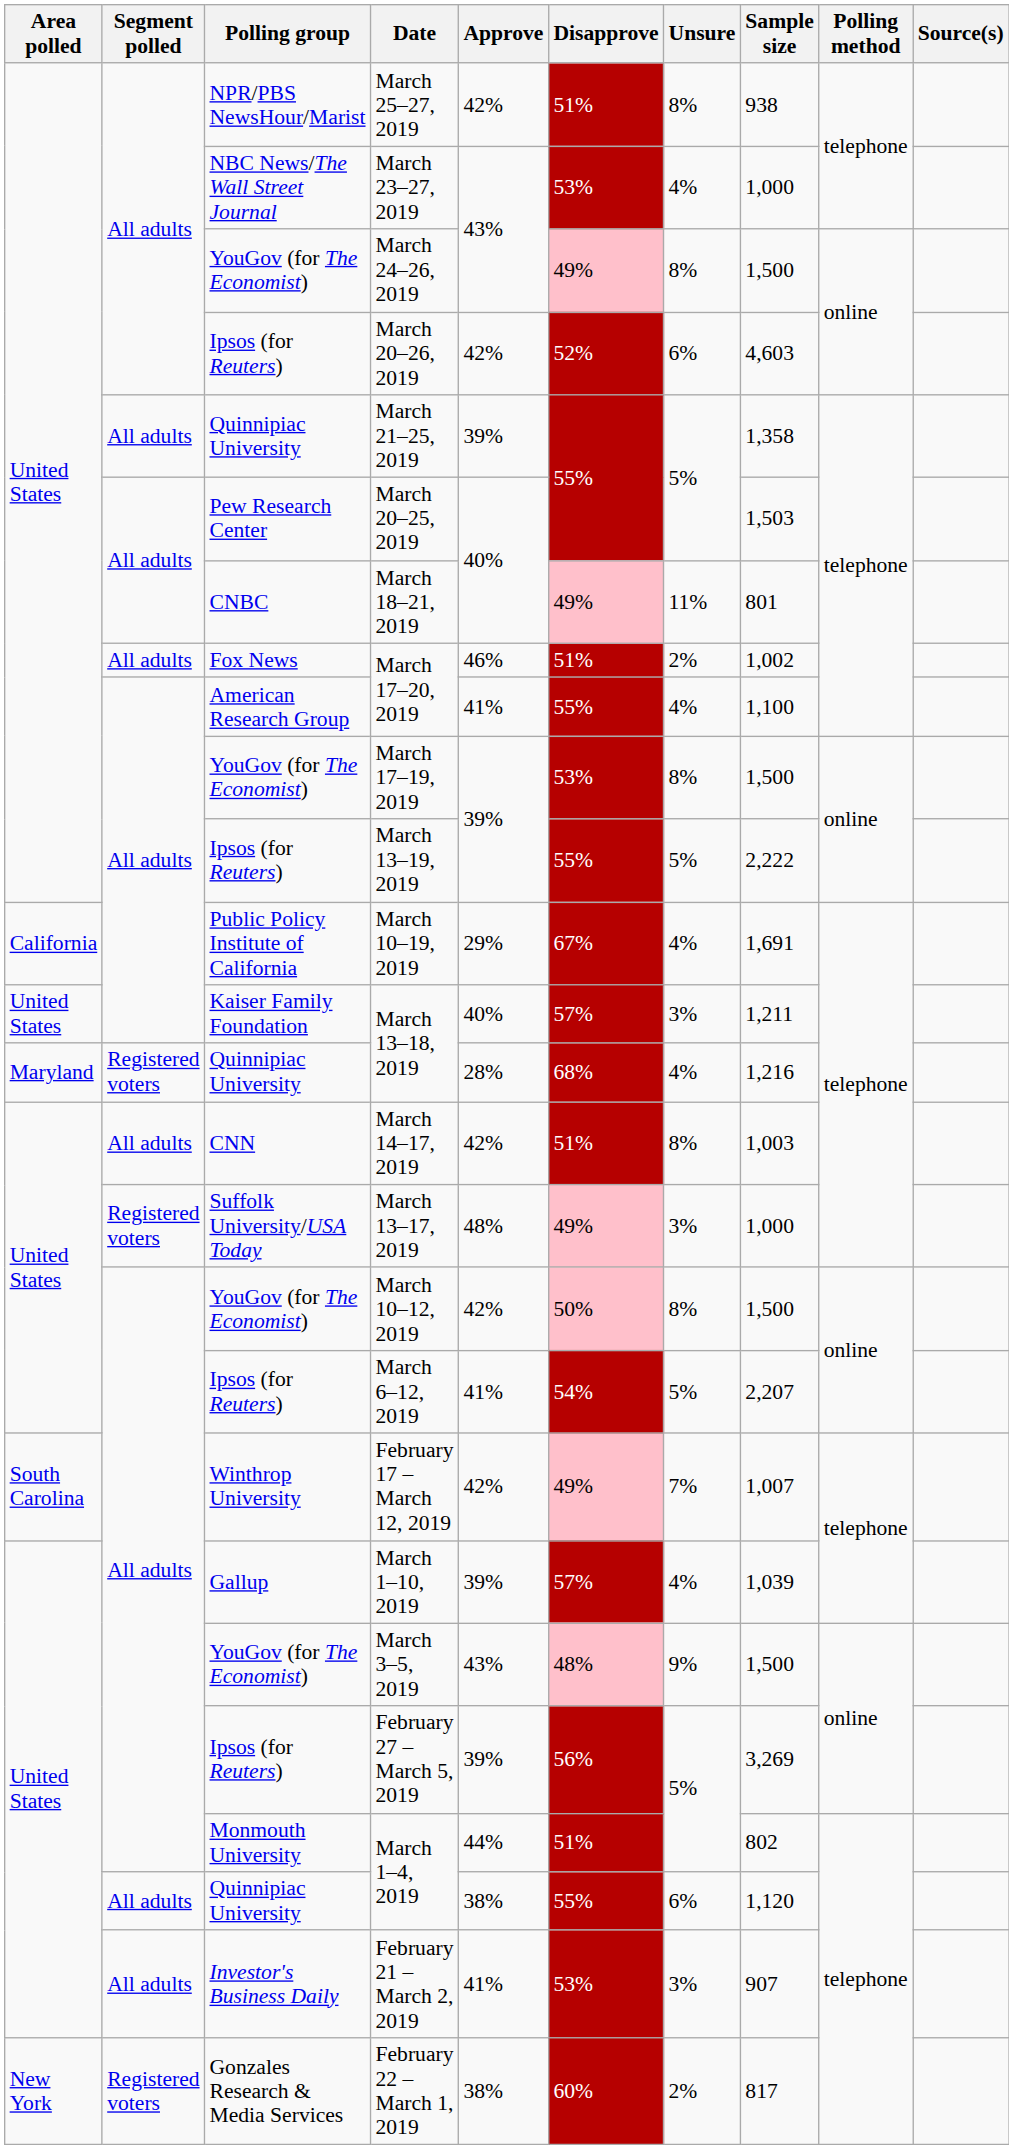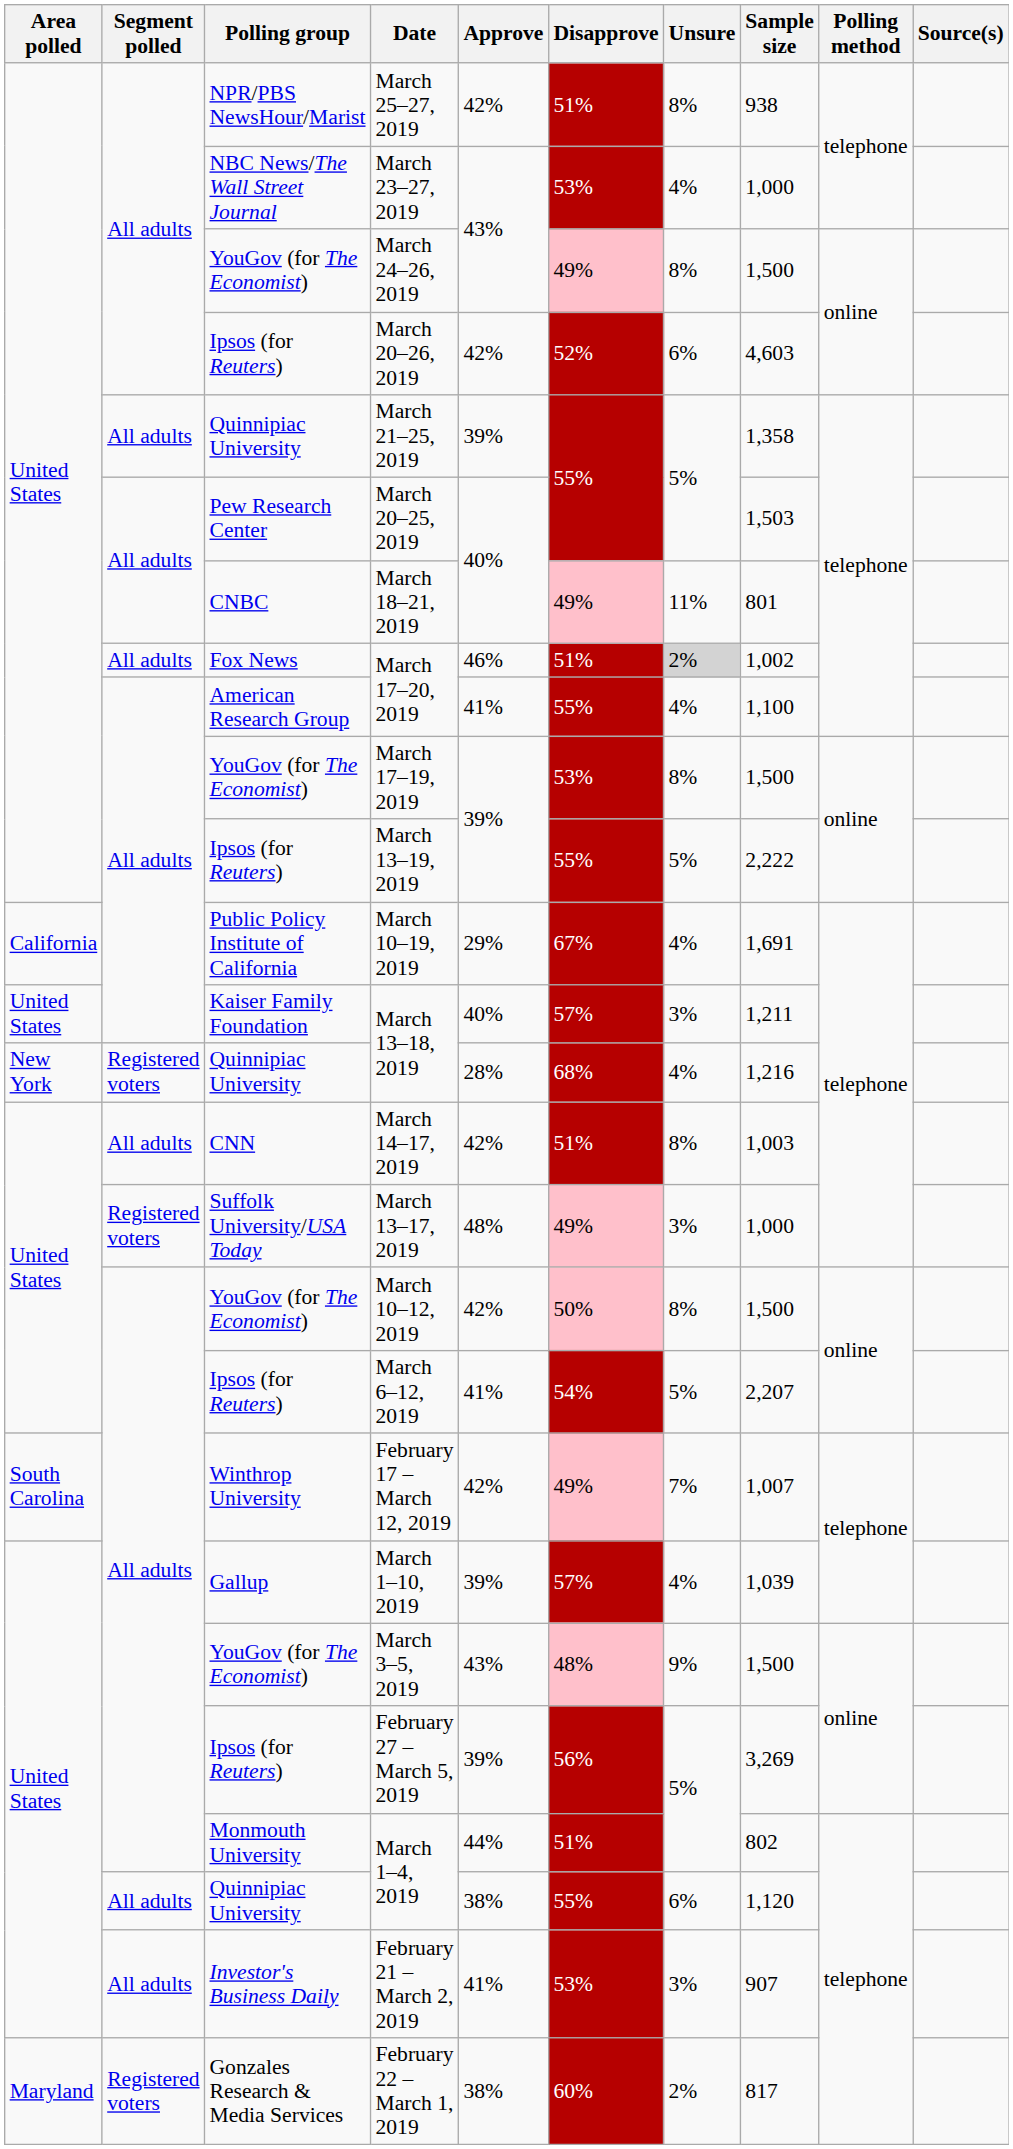(683, 660) no background -> (683, 660) lightgrey background
(52, 1072) Maryland -> (31, 1072) New York
(31, 2090) New York -> (52, 2090) Maryland
